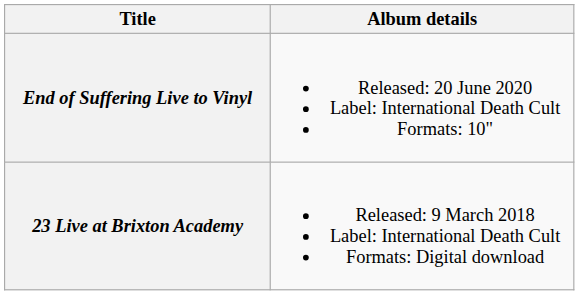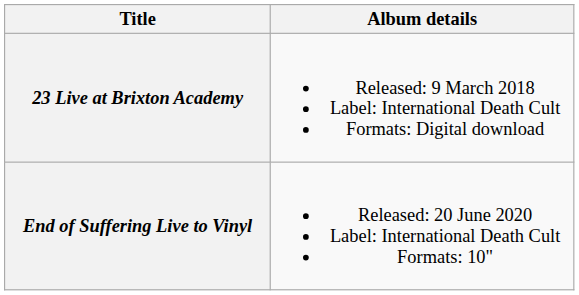rows swapped: (138, 225) <-> (138, 97)
